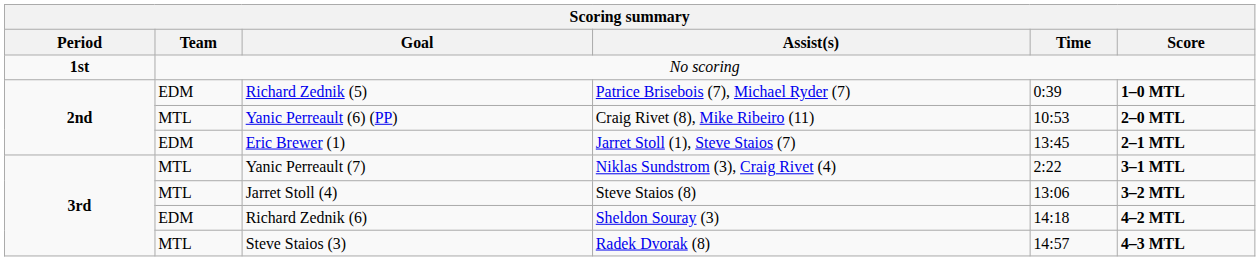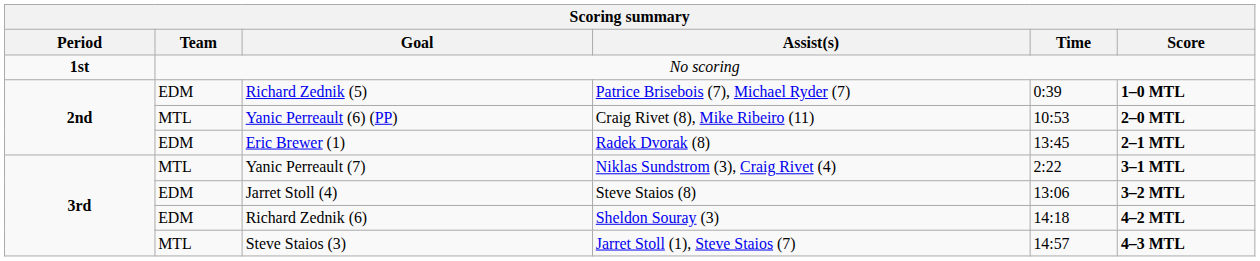(696, 142) Jarret Stoll (1), Steve Staios (7) -> (653, 142) Radek Dvorak (8)
(175, 192) MTL -> (176, 192) EDM
(653, 243) Radek Dvorak (8) -> (696, 243) Jarret Stoll (1), Steve Staios (7)
